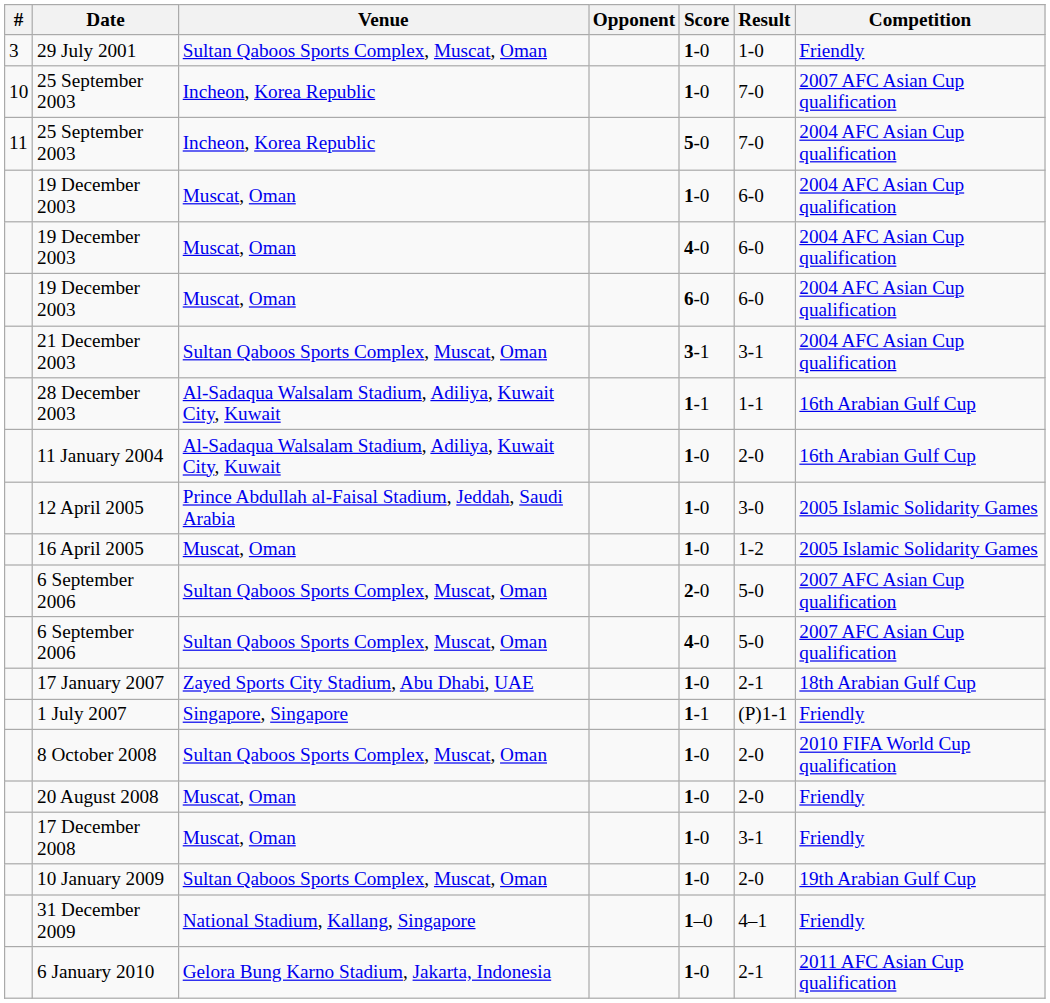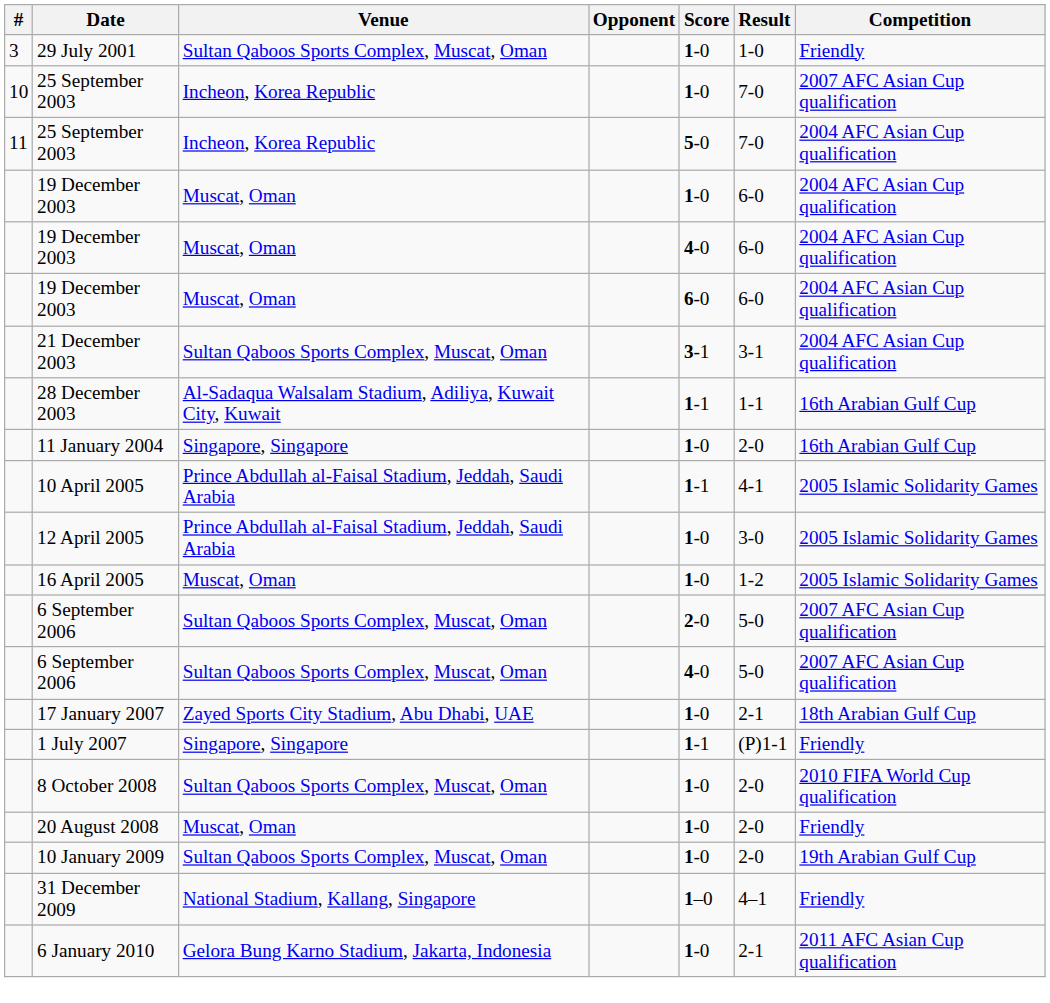(368, 455) Al-Sadaqua Walsalam Stadium, Adiliya, Kuwait City, Kuwait -> (265, 444) Singapore, Singapore
+ row: (19, 486)
- row: (19, 838)
